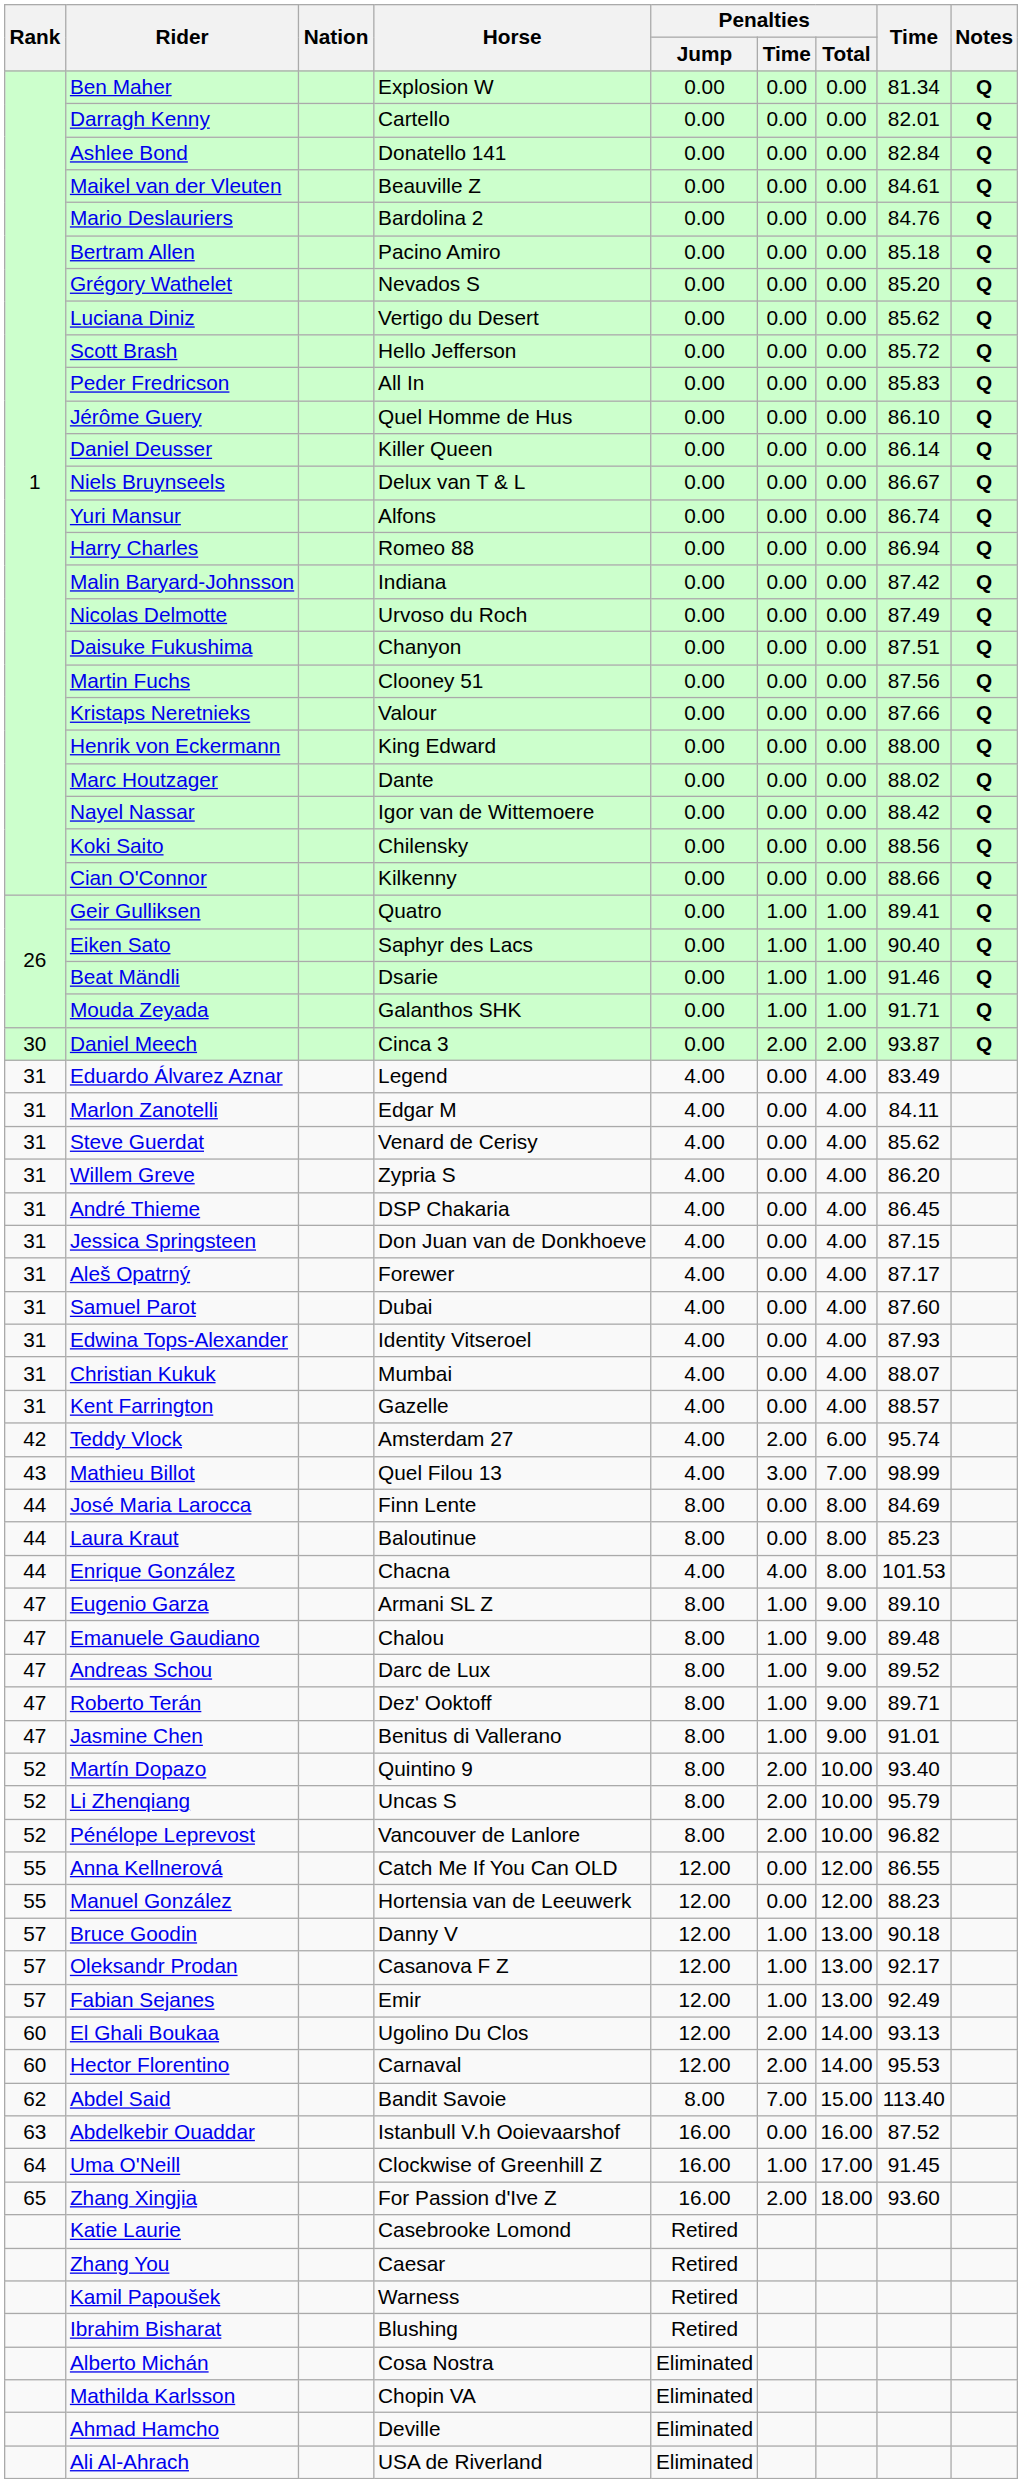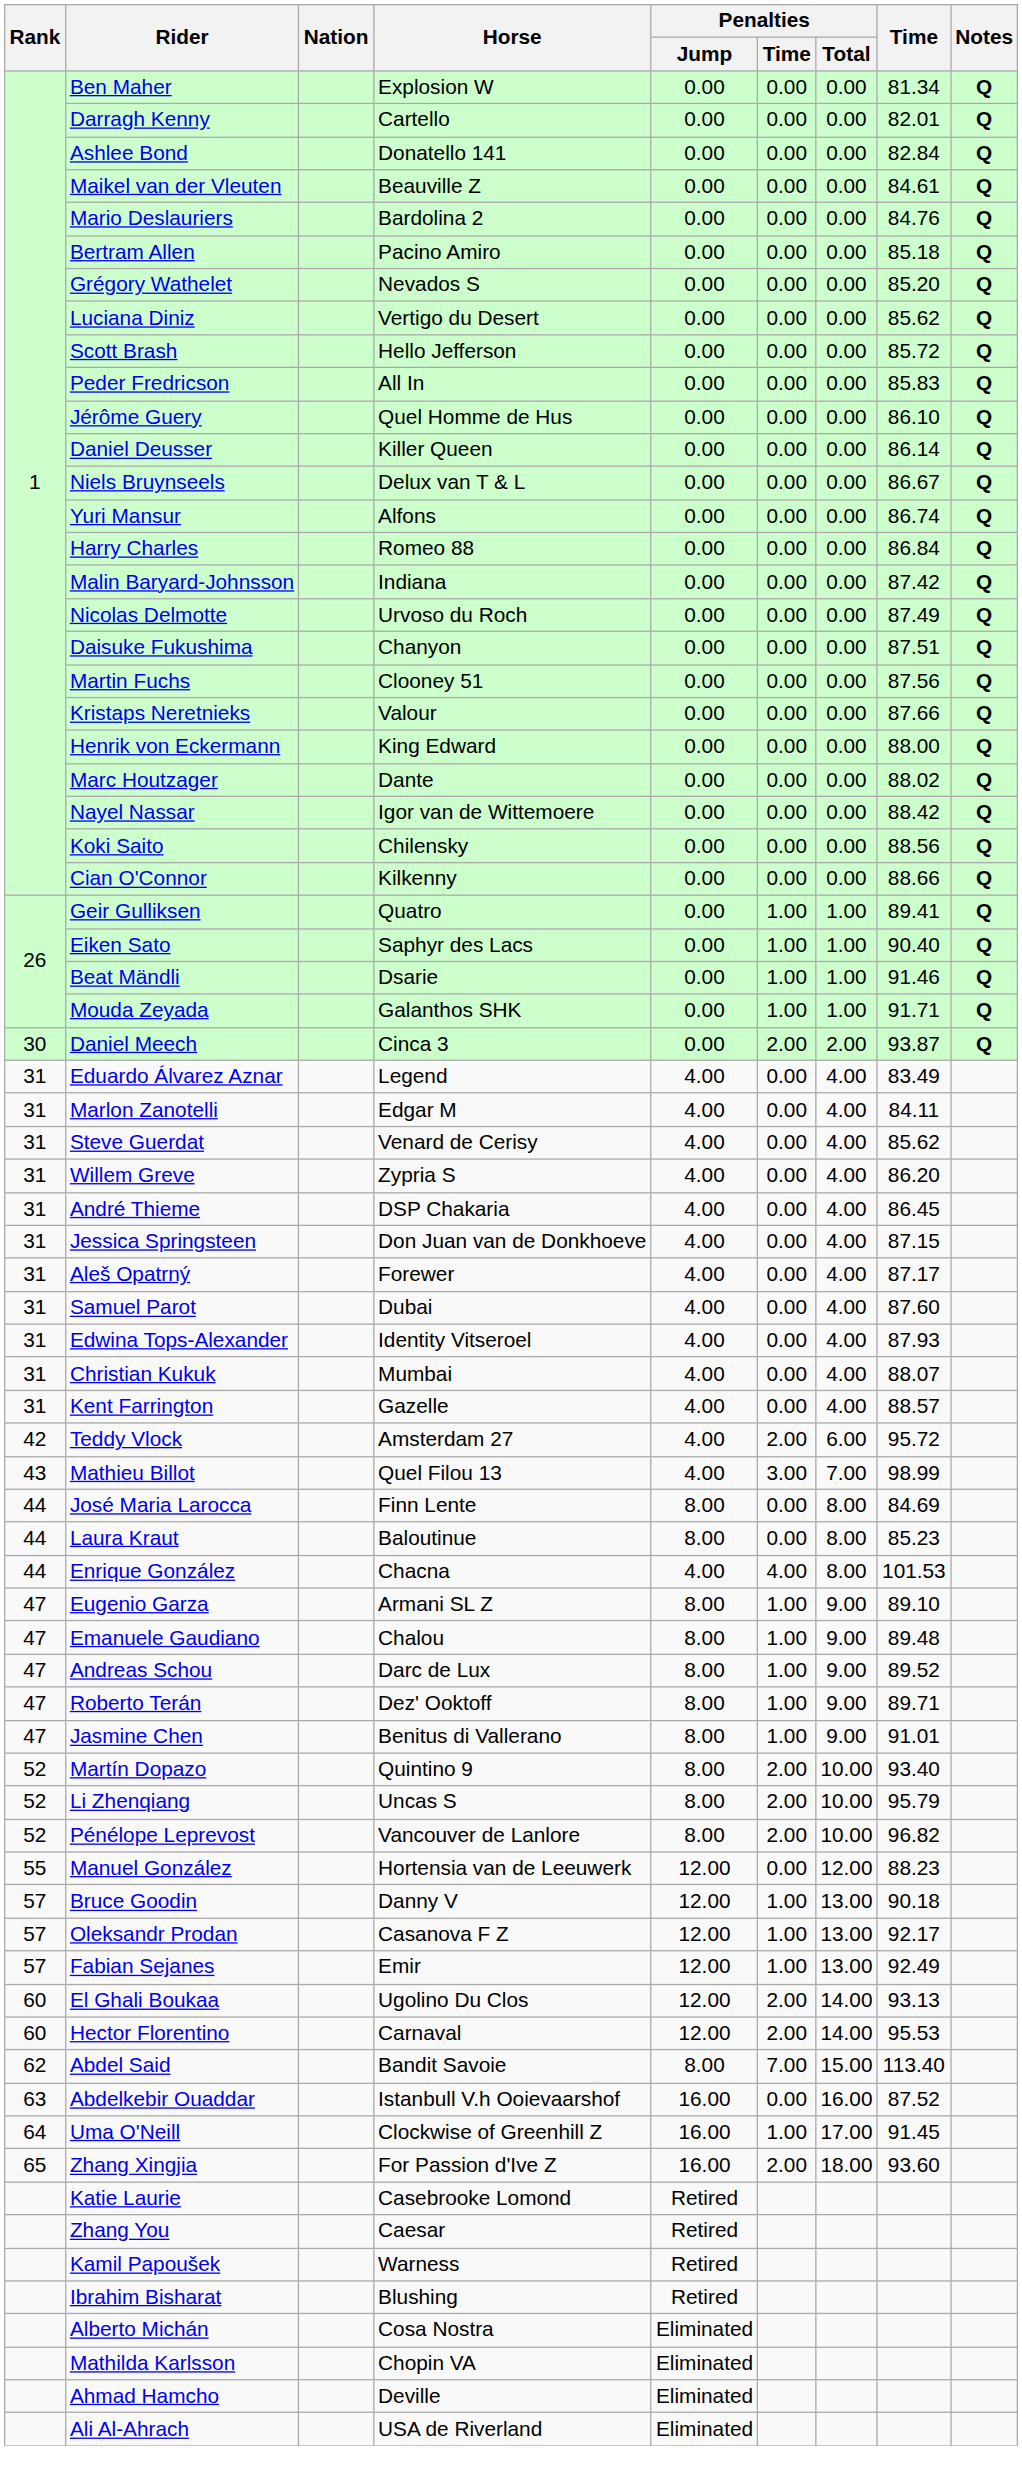(914, 548) 86.94 -> (914, 548) 86.84
(914, 1439) 95.74 -> (914, 1439) 95.72
- row: (146, 1868)
